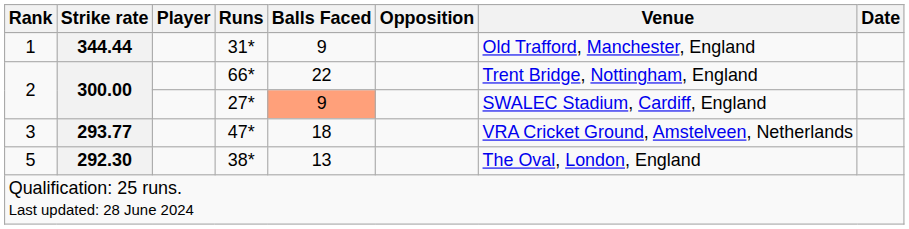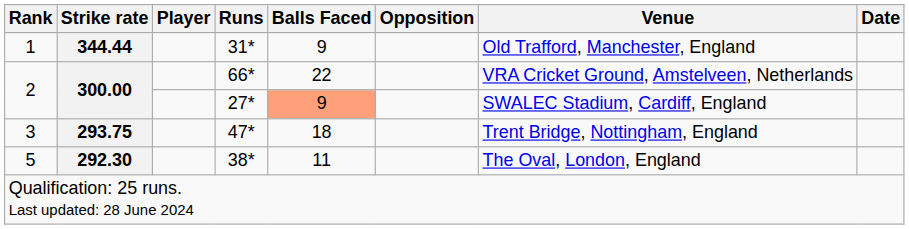(620, 75) Trent Bridge, Nottingham, England -> (668, 75) VRA Cricket Ground, Amstelveen, Netherlands
(105, 132) 293.77 -> (105, 132) 293.75
(668, 132) VRA Cricket Ground, Amstelveen, Netherlands -> (620, 132) Trent Bridge, Nottingham, England
(322, 160) 13 -> (322, 160) 11
